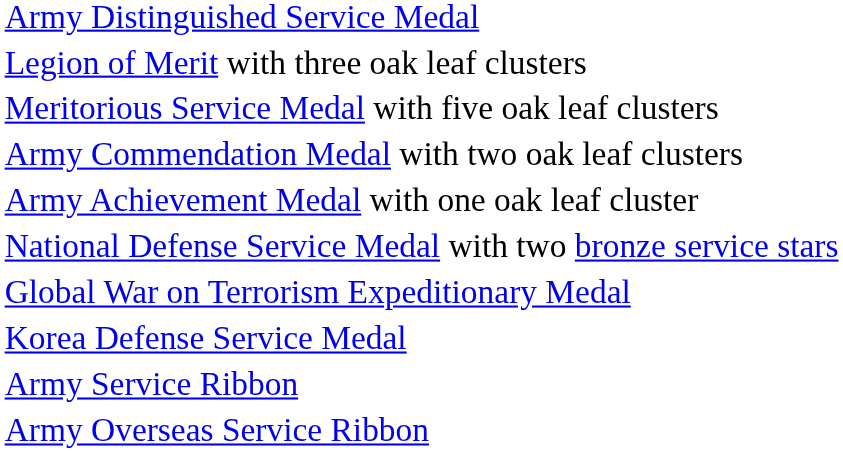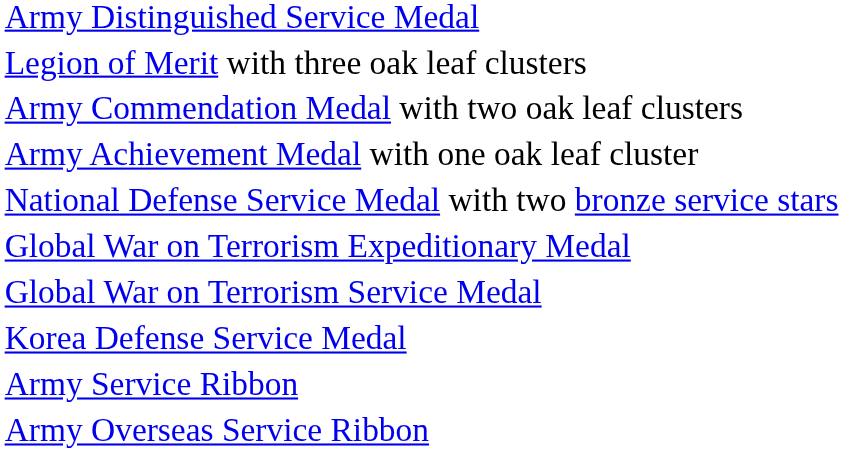- row: (362, 108)
+ row: (273, 292)
